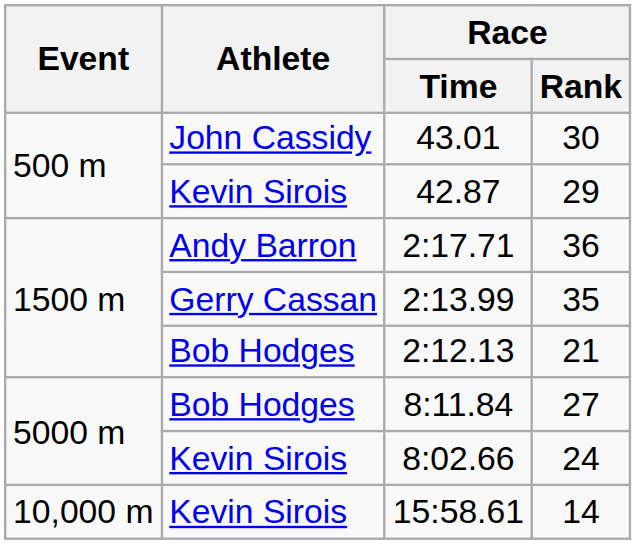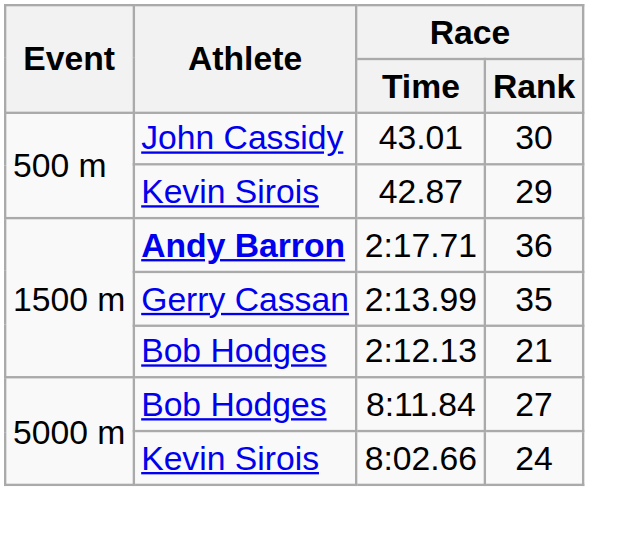(263, 245) normal -> (243, 245) bold
- row: (458, 511)
